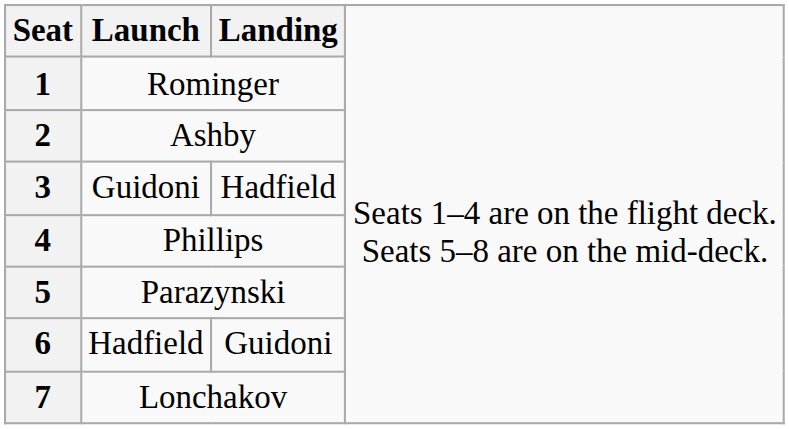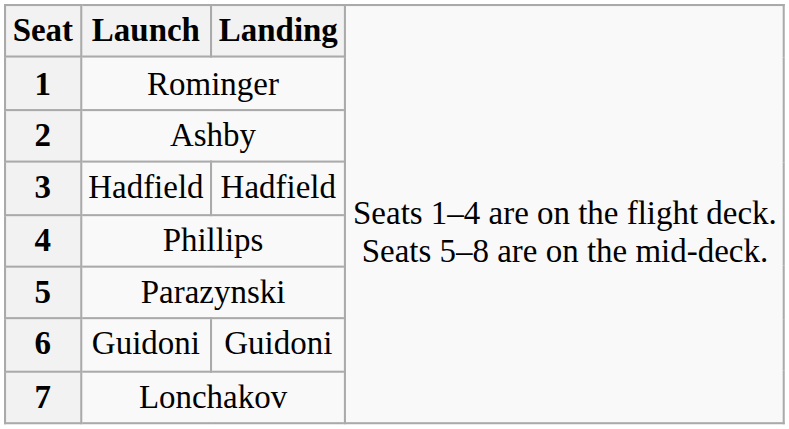(146, 187) Guidoni -> (146, 187) Hadfield
(146, 344) Hadfield -> (146, 344) Guidoni
